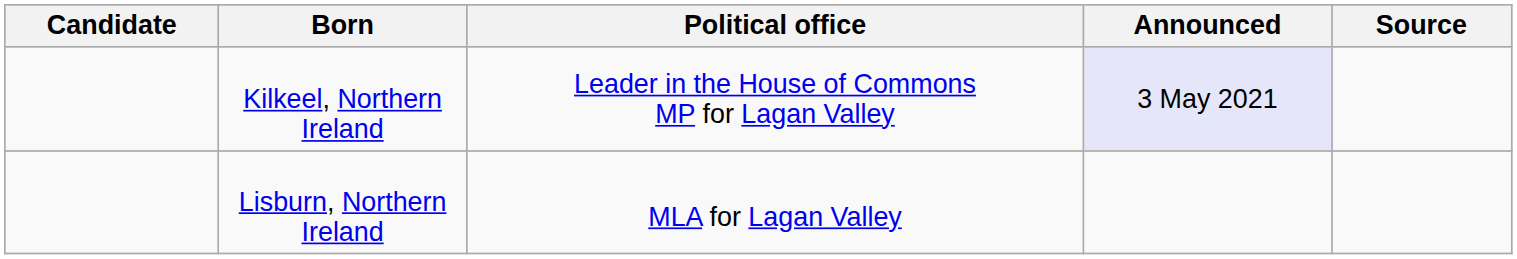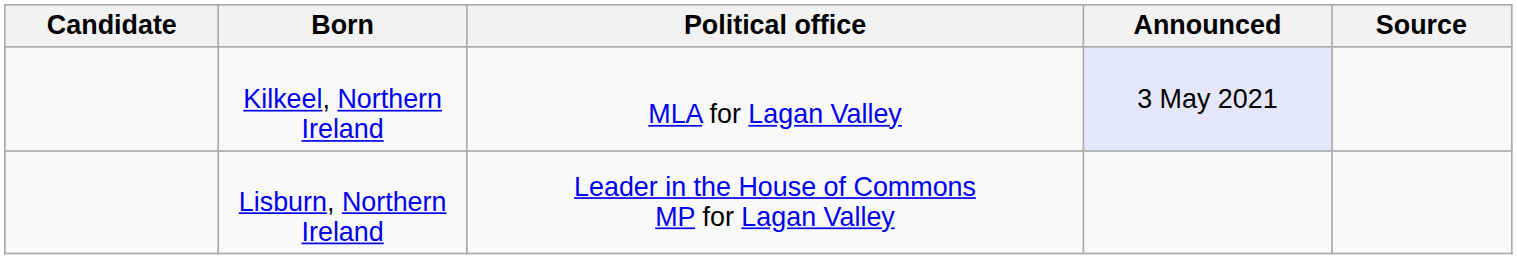(775, 98) Leader in the House of Commons MP for Lagan Valley -> (775, 113) MLA for Lagan Valley
(775, 216) MLA for Lagan Valley -> (775, 201) Leader in the House of Commons MP for Lagan Valley
